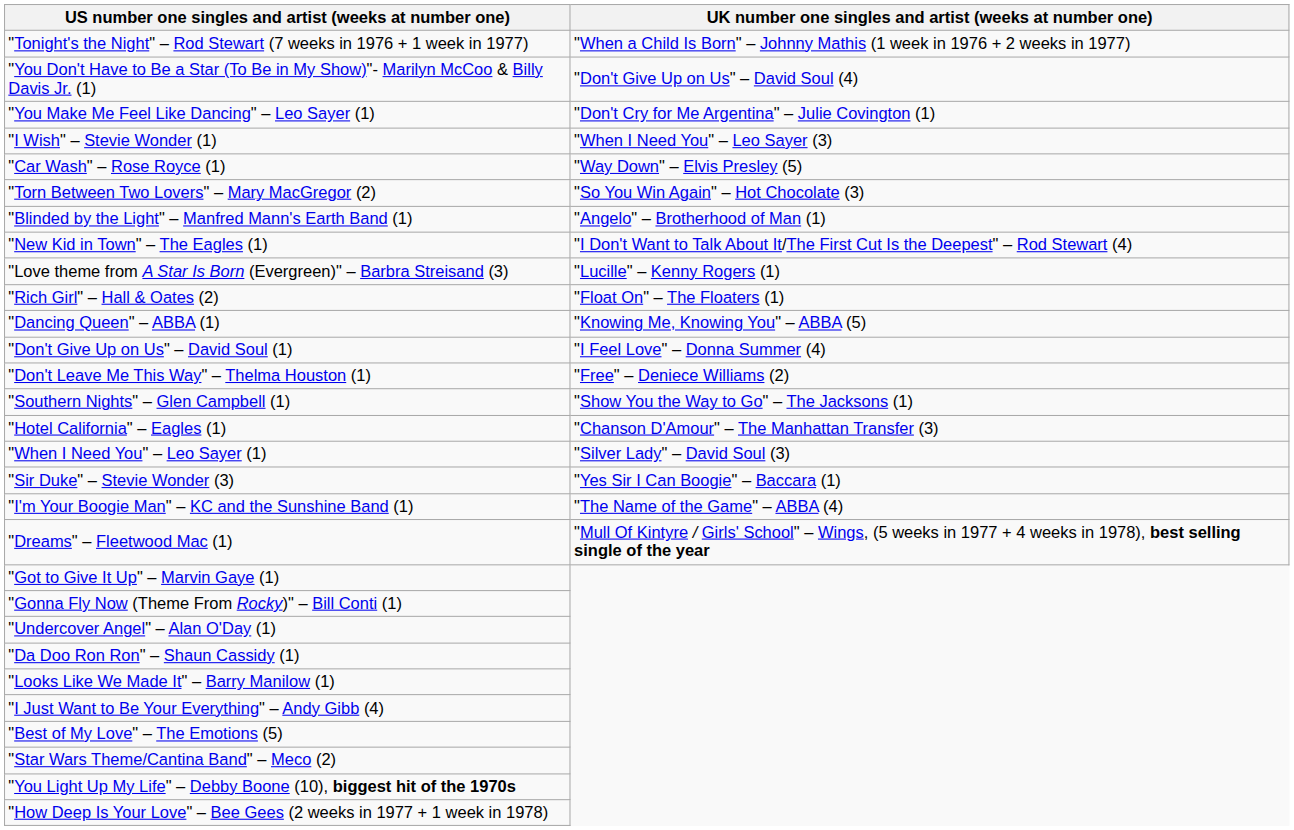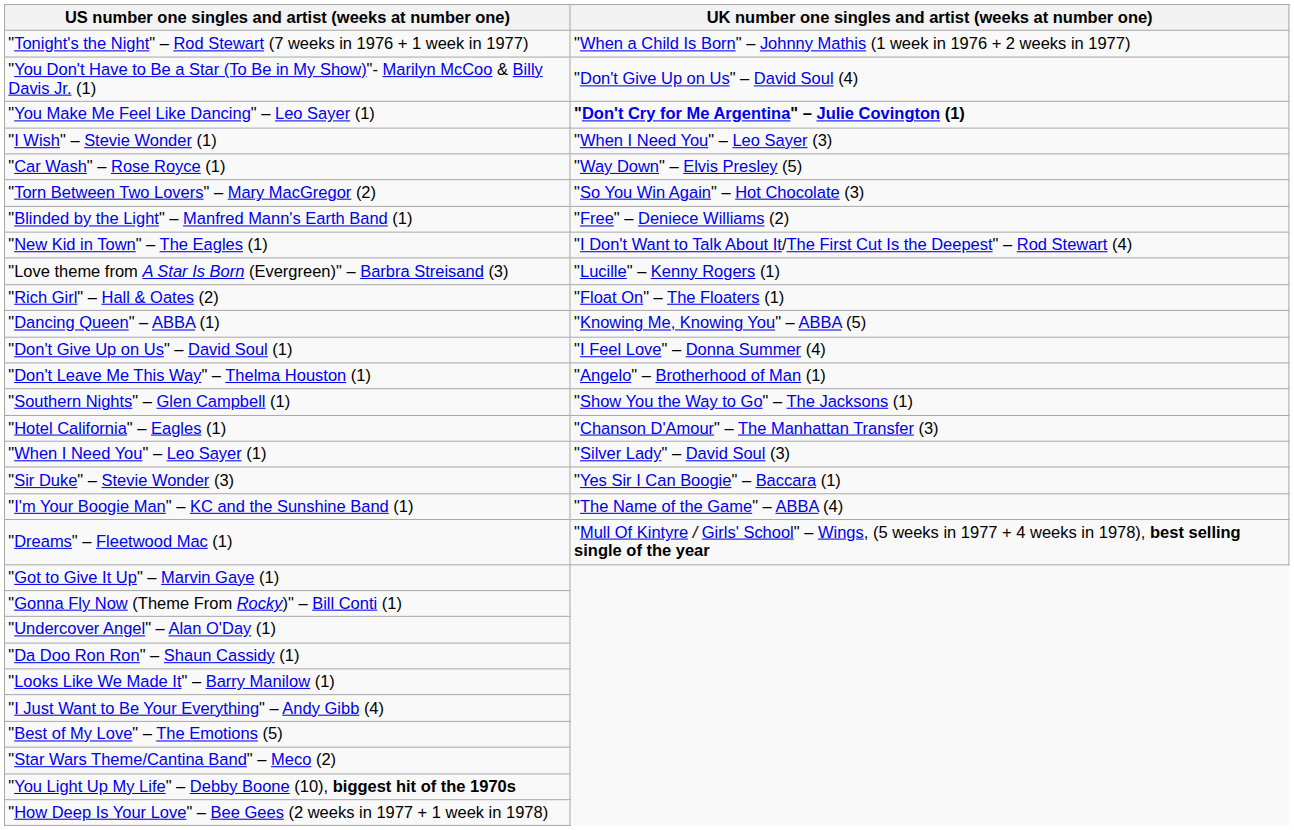(755, 114) normal -> (769, 114) bold
(700, 219) "Angelo" – Brotherhood of Man (1) -> (682, 219) "Free" – Deniece Williams (2)
(682, 375) "Free" – Deniece Williams (2) -> (700, 375) "Angelo" – Brotherhood of Man (1)
